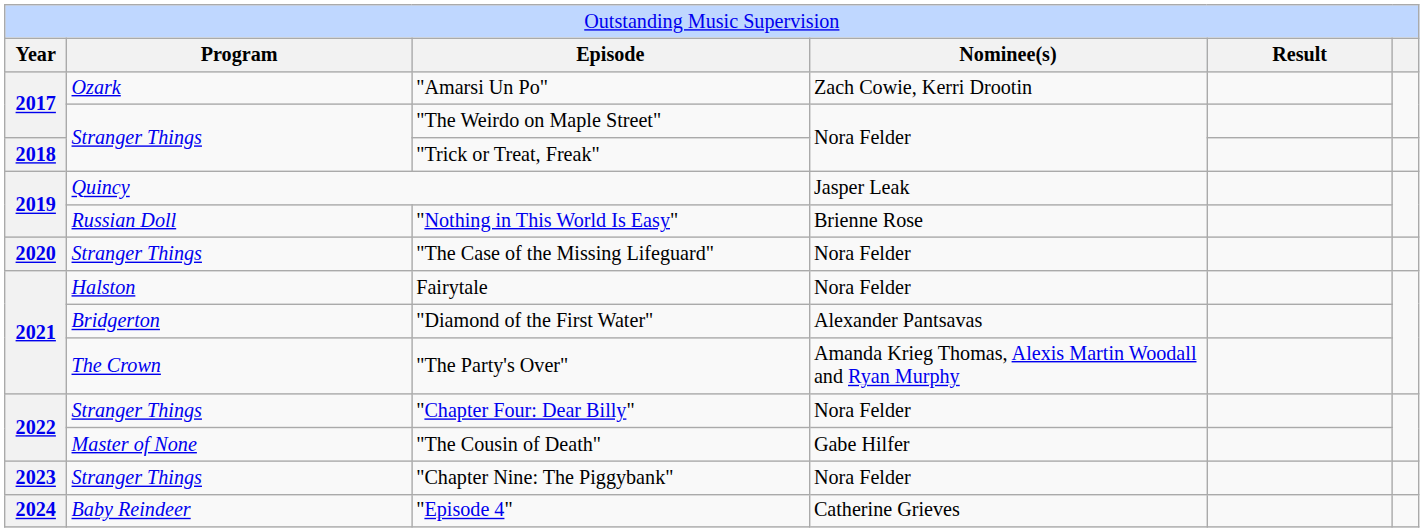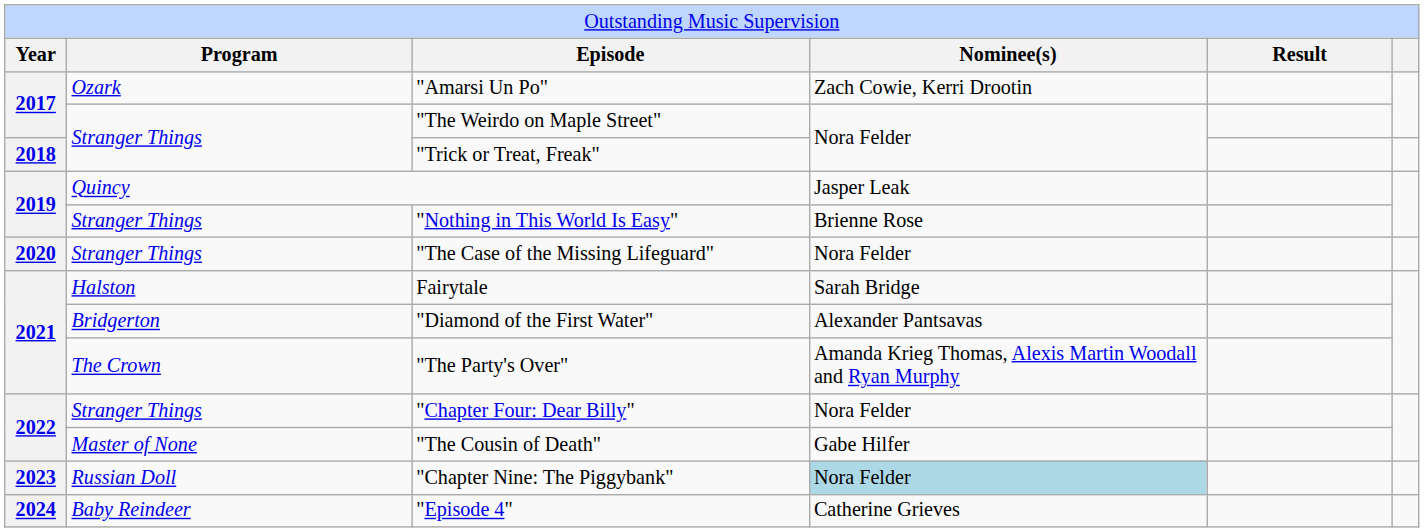(124, 221) Russian Doll -> (137, 221) Stranger Things
(862, 287) Nora Felder -> (867, 287) Sarah Bridge
(137, 477) Stranger Things -> (124, 477) Russian Doll
(862, 477) no background -> (862, 477) lightblue background
